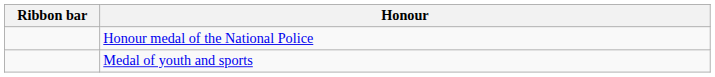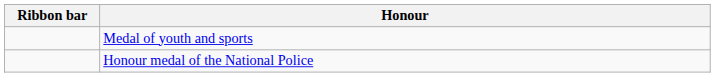rows swapped: (208, 38) <-> (178, 60)
